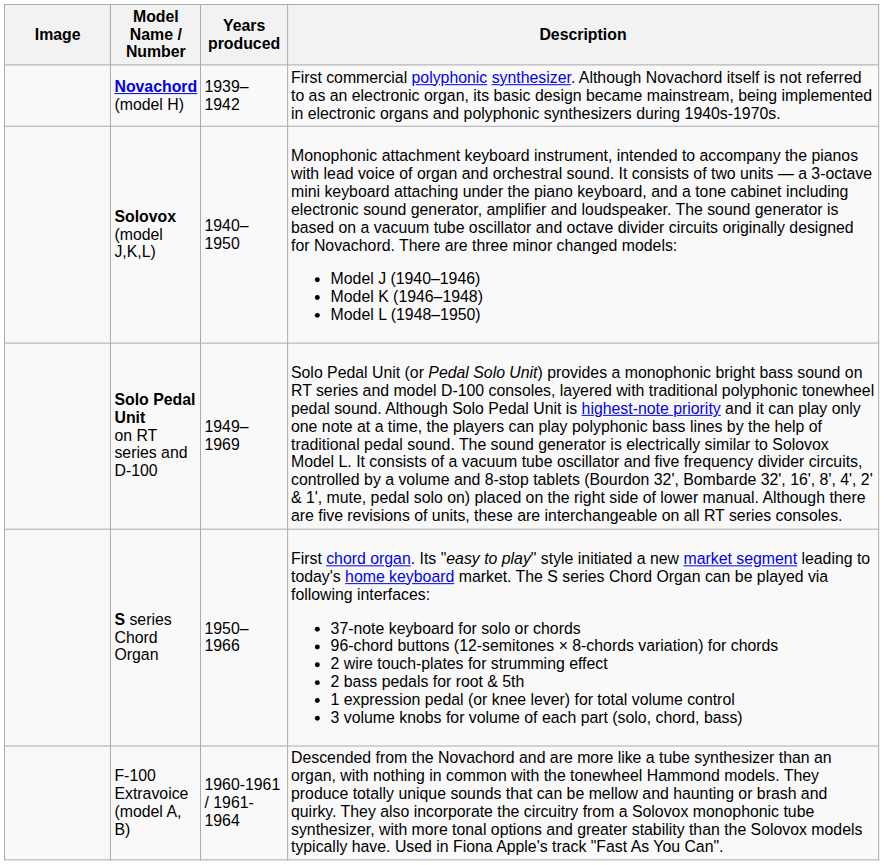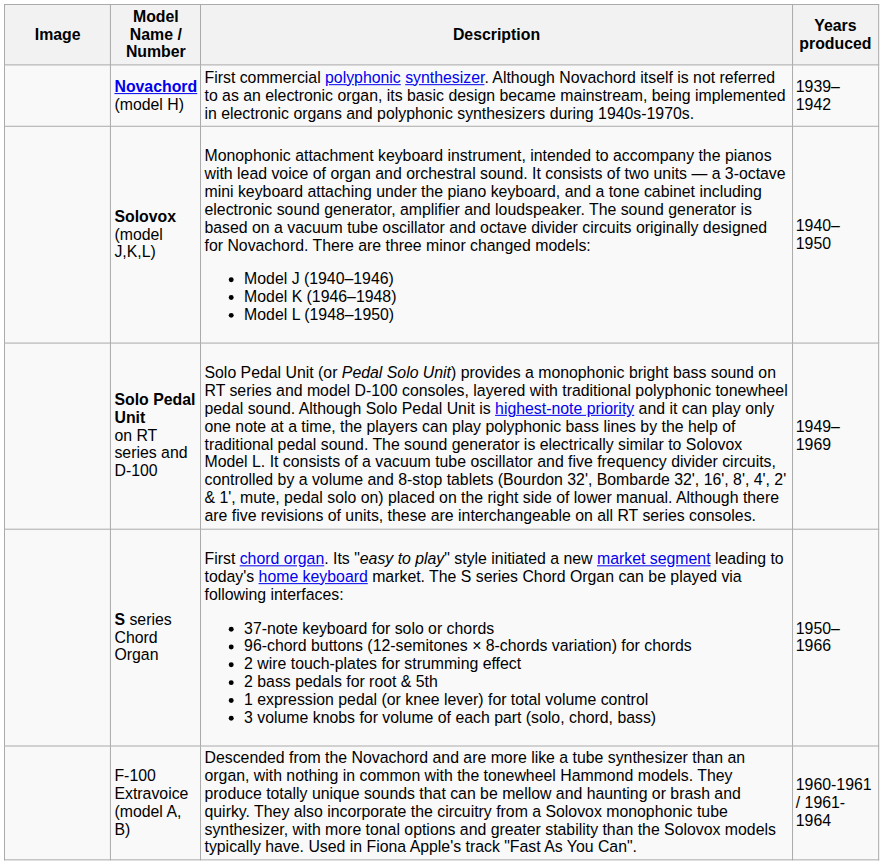columns swapped: (244, 34) <-> (583, 34)
